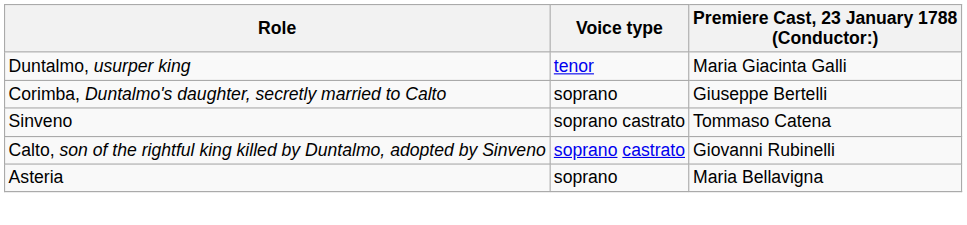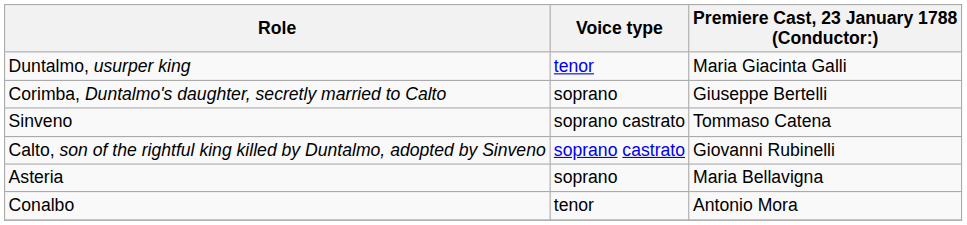+ row: (41, 205)
